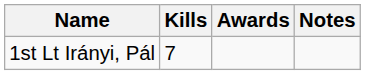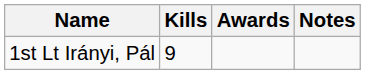(170, 52) 7 -> (170, 52) 9
